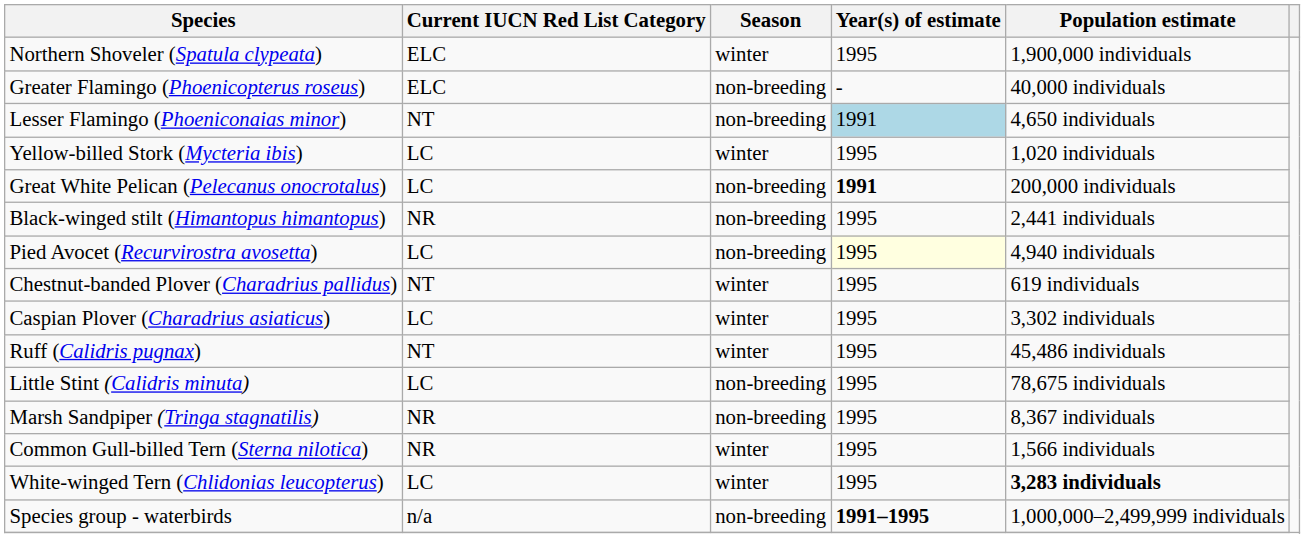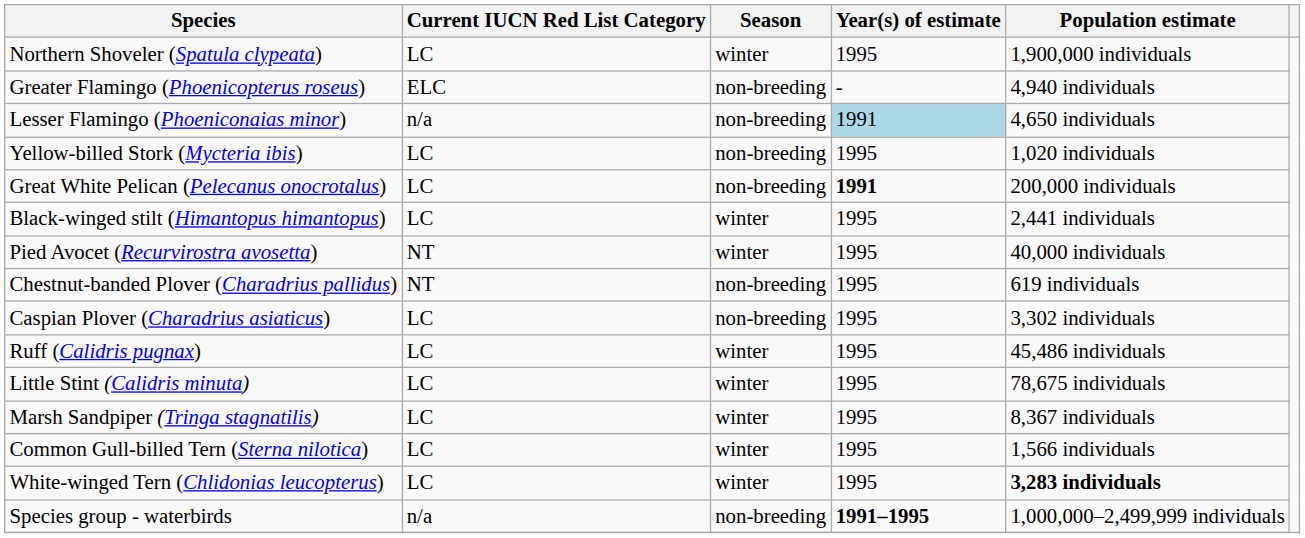(426, 53) ELC -> (420, 53) LC
(1088, 86) 40,000 individuals -> (1083, 86) 4,940 individuals
(421, 119) NT -> (419, 119) n/a
(742, 152) winter -> (771, 152) non-breeding
(421, 218) NR -> (420, 218) LC
(771, 218) non-breeding -> (742, 218) winter
(420, 251) LC -> (421, 251) NT
(771, 251) non-breeding -> (742, 251) winter
(856, 251) lightyellow background -> (856, 251) no background
(1083, 251) 4,940 individuals -> (1088, 251) 40,000 individuals
(742, 284) winter -> (771, 284) non-breeding
(742, 317) winter -> (771, 317) non-breeding
(421, 350) NT -> (420, 350) LC
(771, 383) non-breeding -> (742, 383) winter
(421, 416) NR -> (420, 416) LC
(771, 416) non-breeding -> (742, 416) winter
(421, 449) NR -> (420, 449) LC
